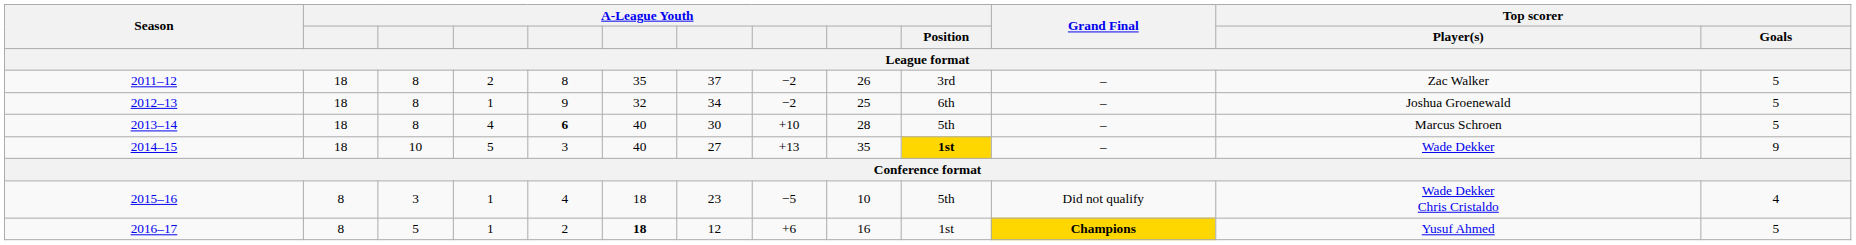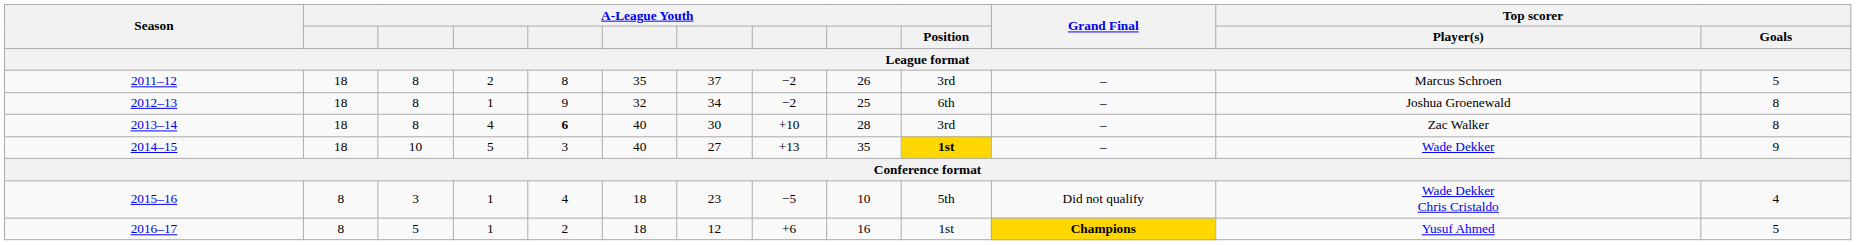(1458, 81) Zac Walker -> (1458, 81) Marcus Schroen
(1776, 103) 5 -> (1776, 103) 8
(946, 125) 5th -> (946, 125) 3rd
(1458, 125) Marcus Schroen -> (1458, 125) Zac Walker
(1776, 125) 5 -> (1776, 125) 8
(640, 228) bold -> (640, 228) normal
